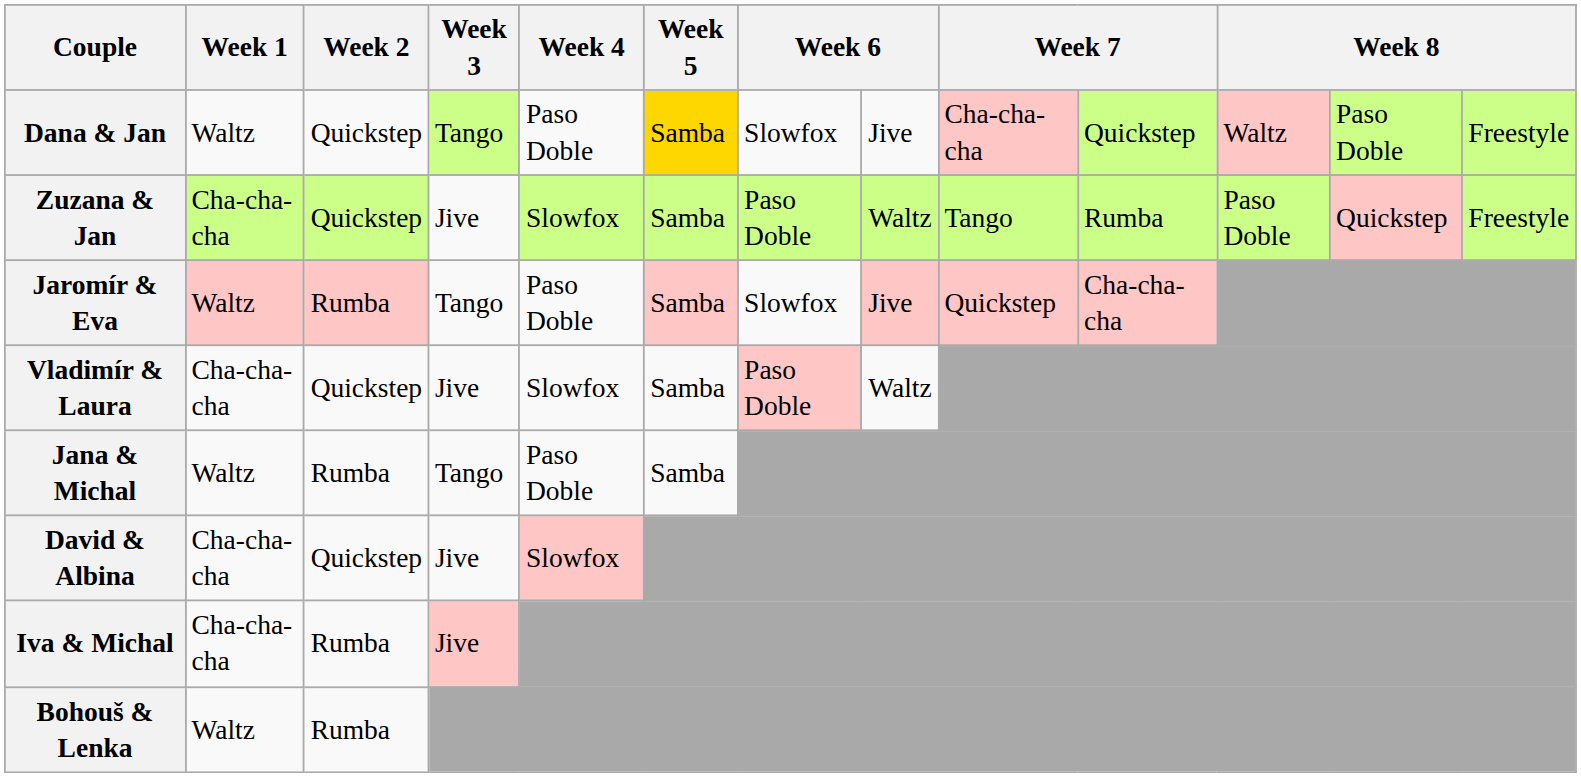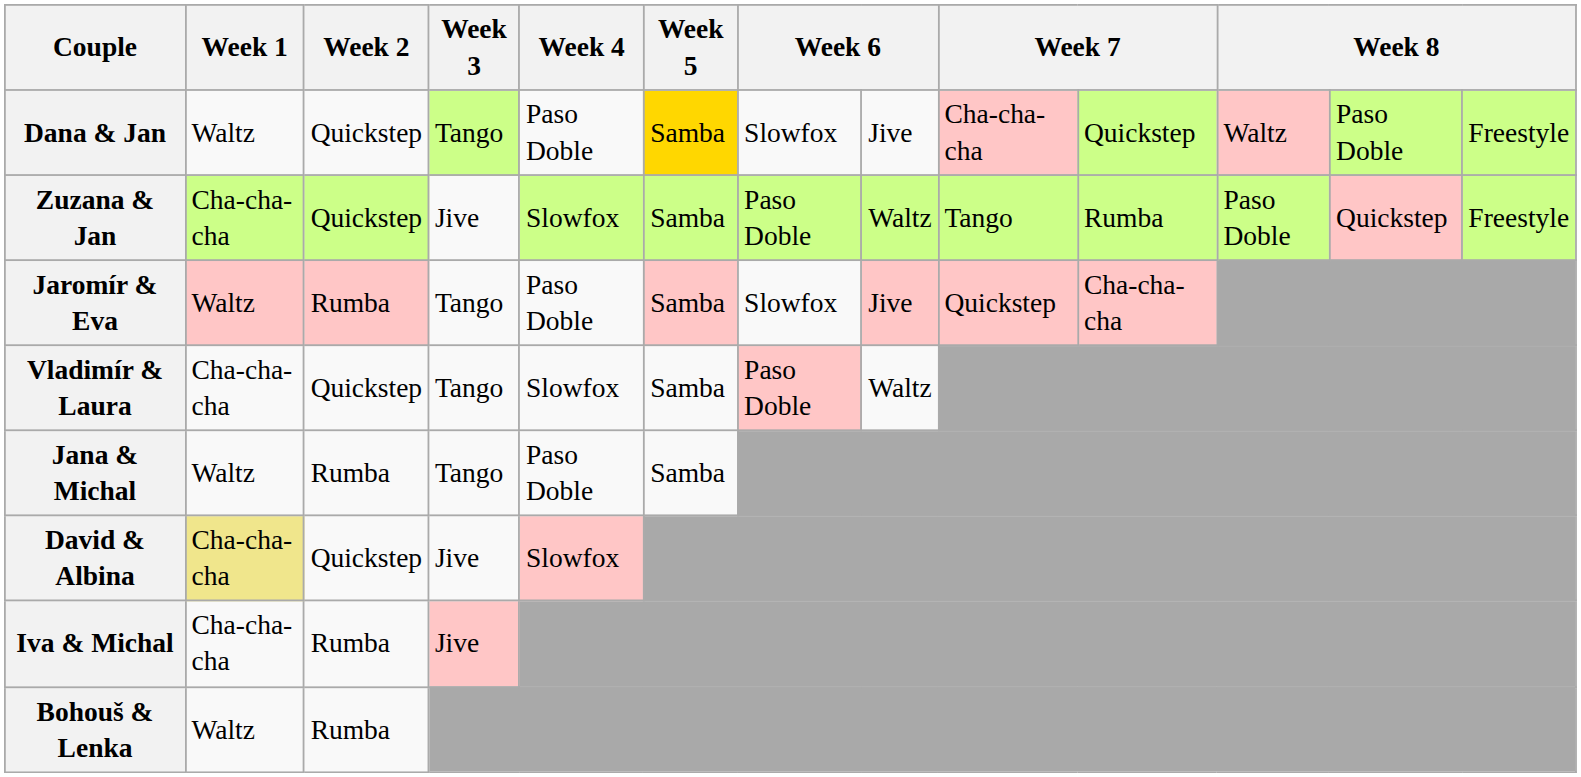(457, 388) Jive -> (469, 388) Tango
(242, 558) no background -> (242, 558) khaki background
